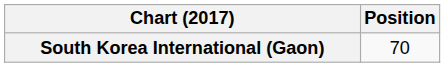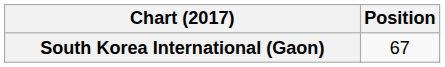(400, 47) 70 -> (400, 47) 67
